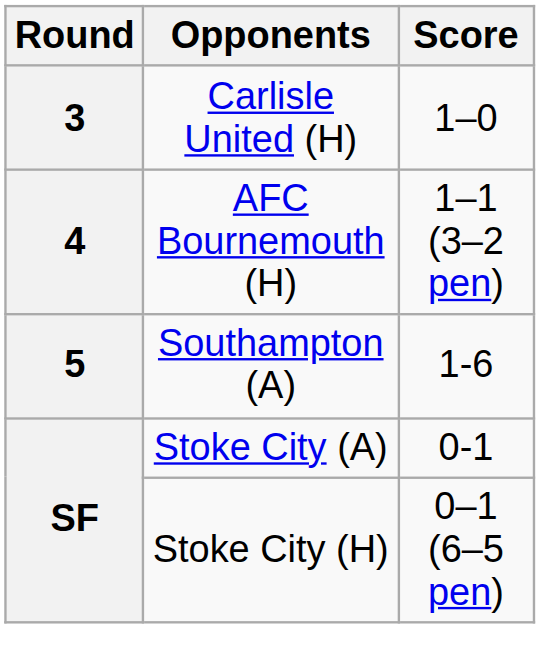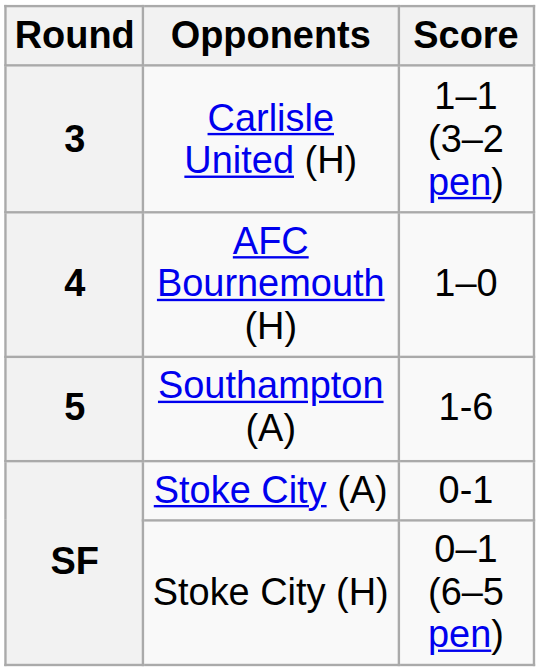(466, 116) 1–0 -> (466, 138) 1–1 (3–2 pen)
(466, 241) 1–1 (3–2 pen) -> (466, 283) 1–0
